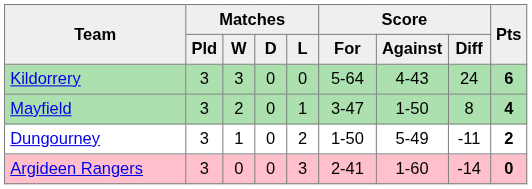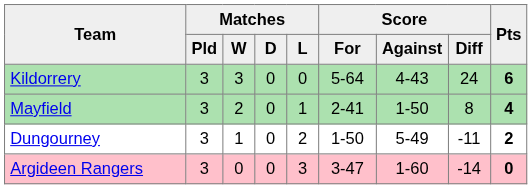(347, 109) 3-47 -> (347, 109) 2-41
(347, 168) 2-41 -> (347, 168) 3-47
